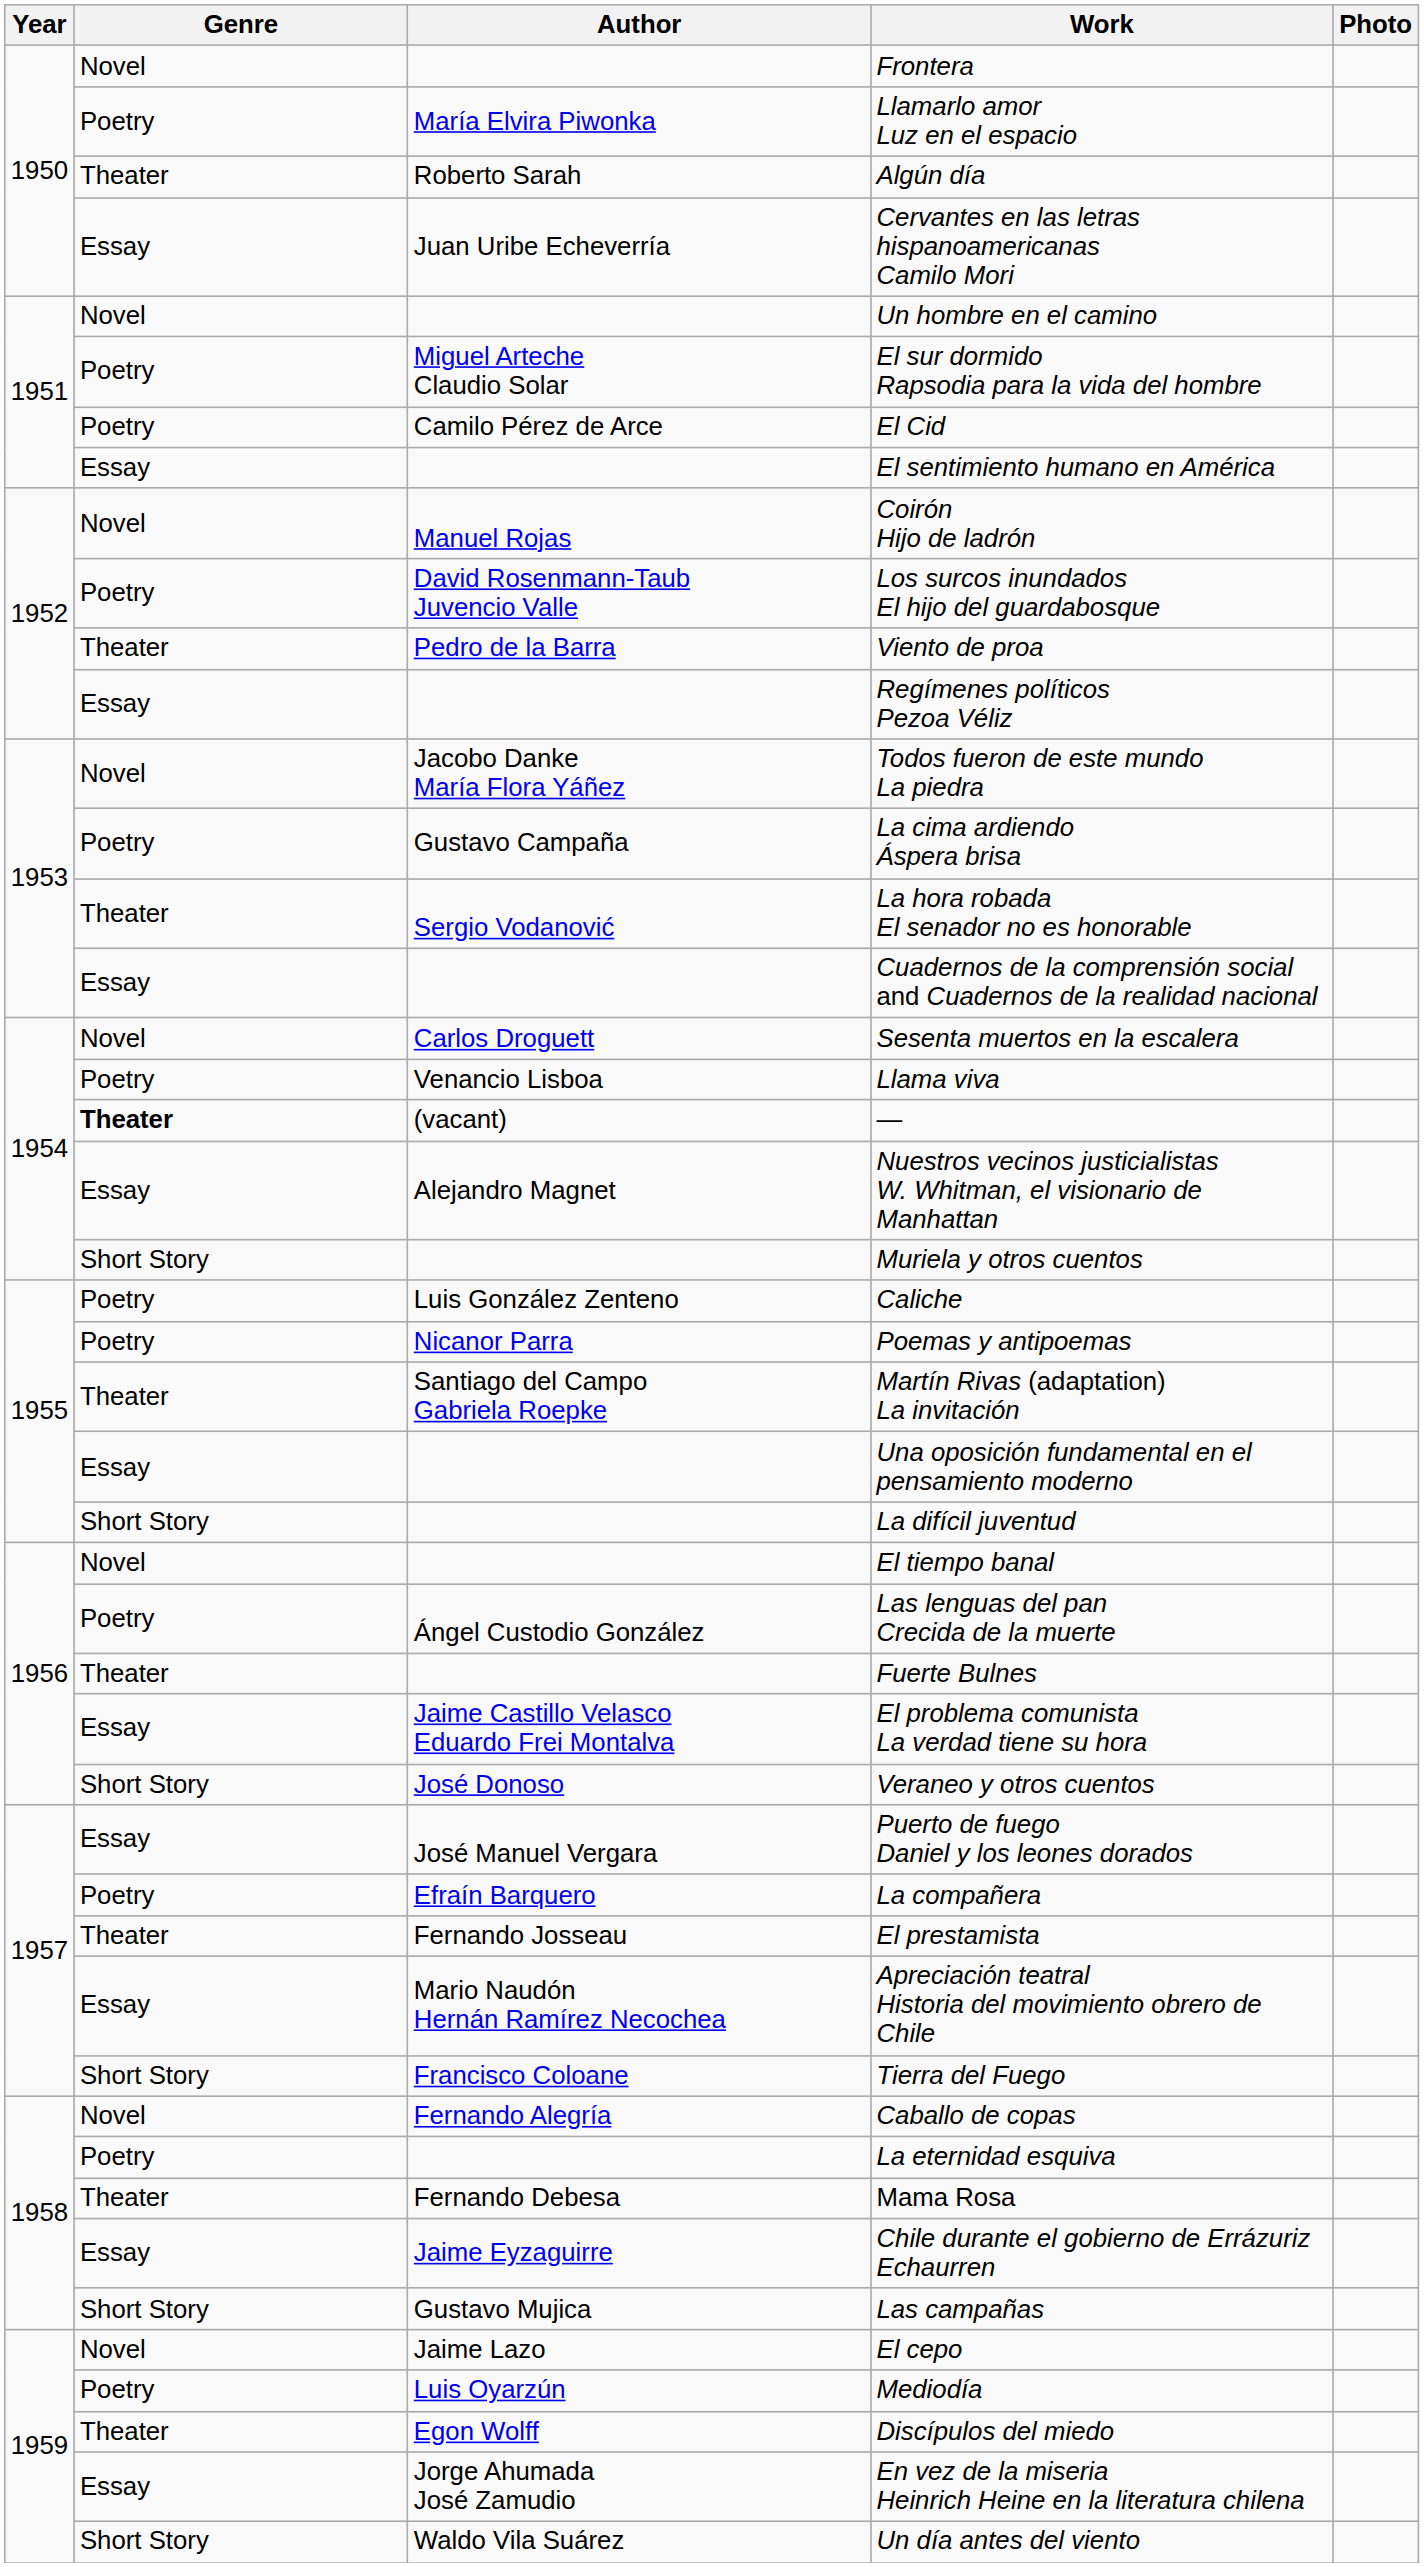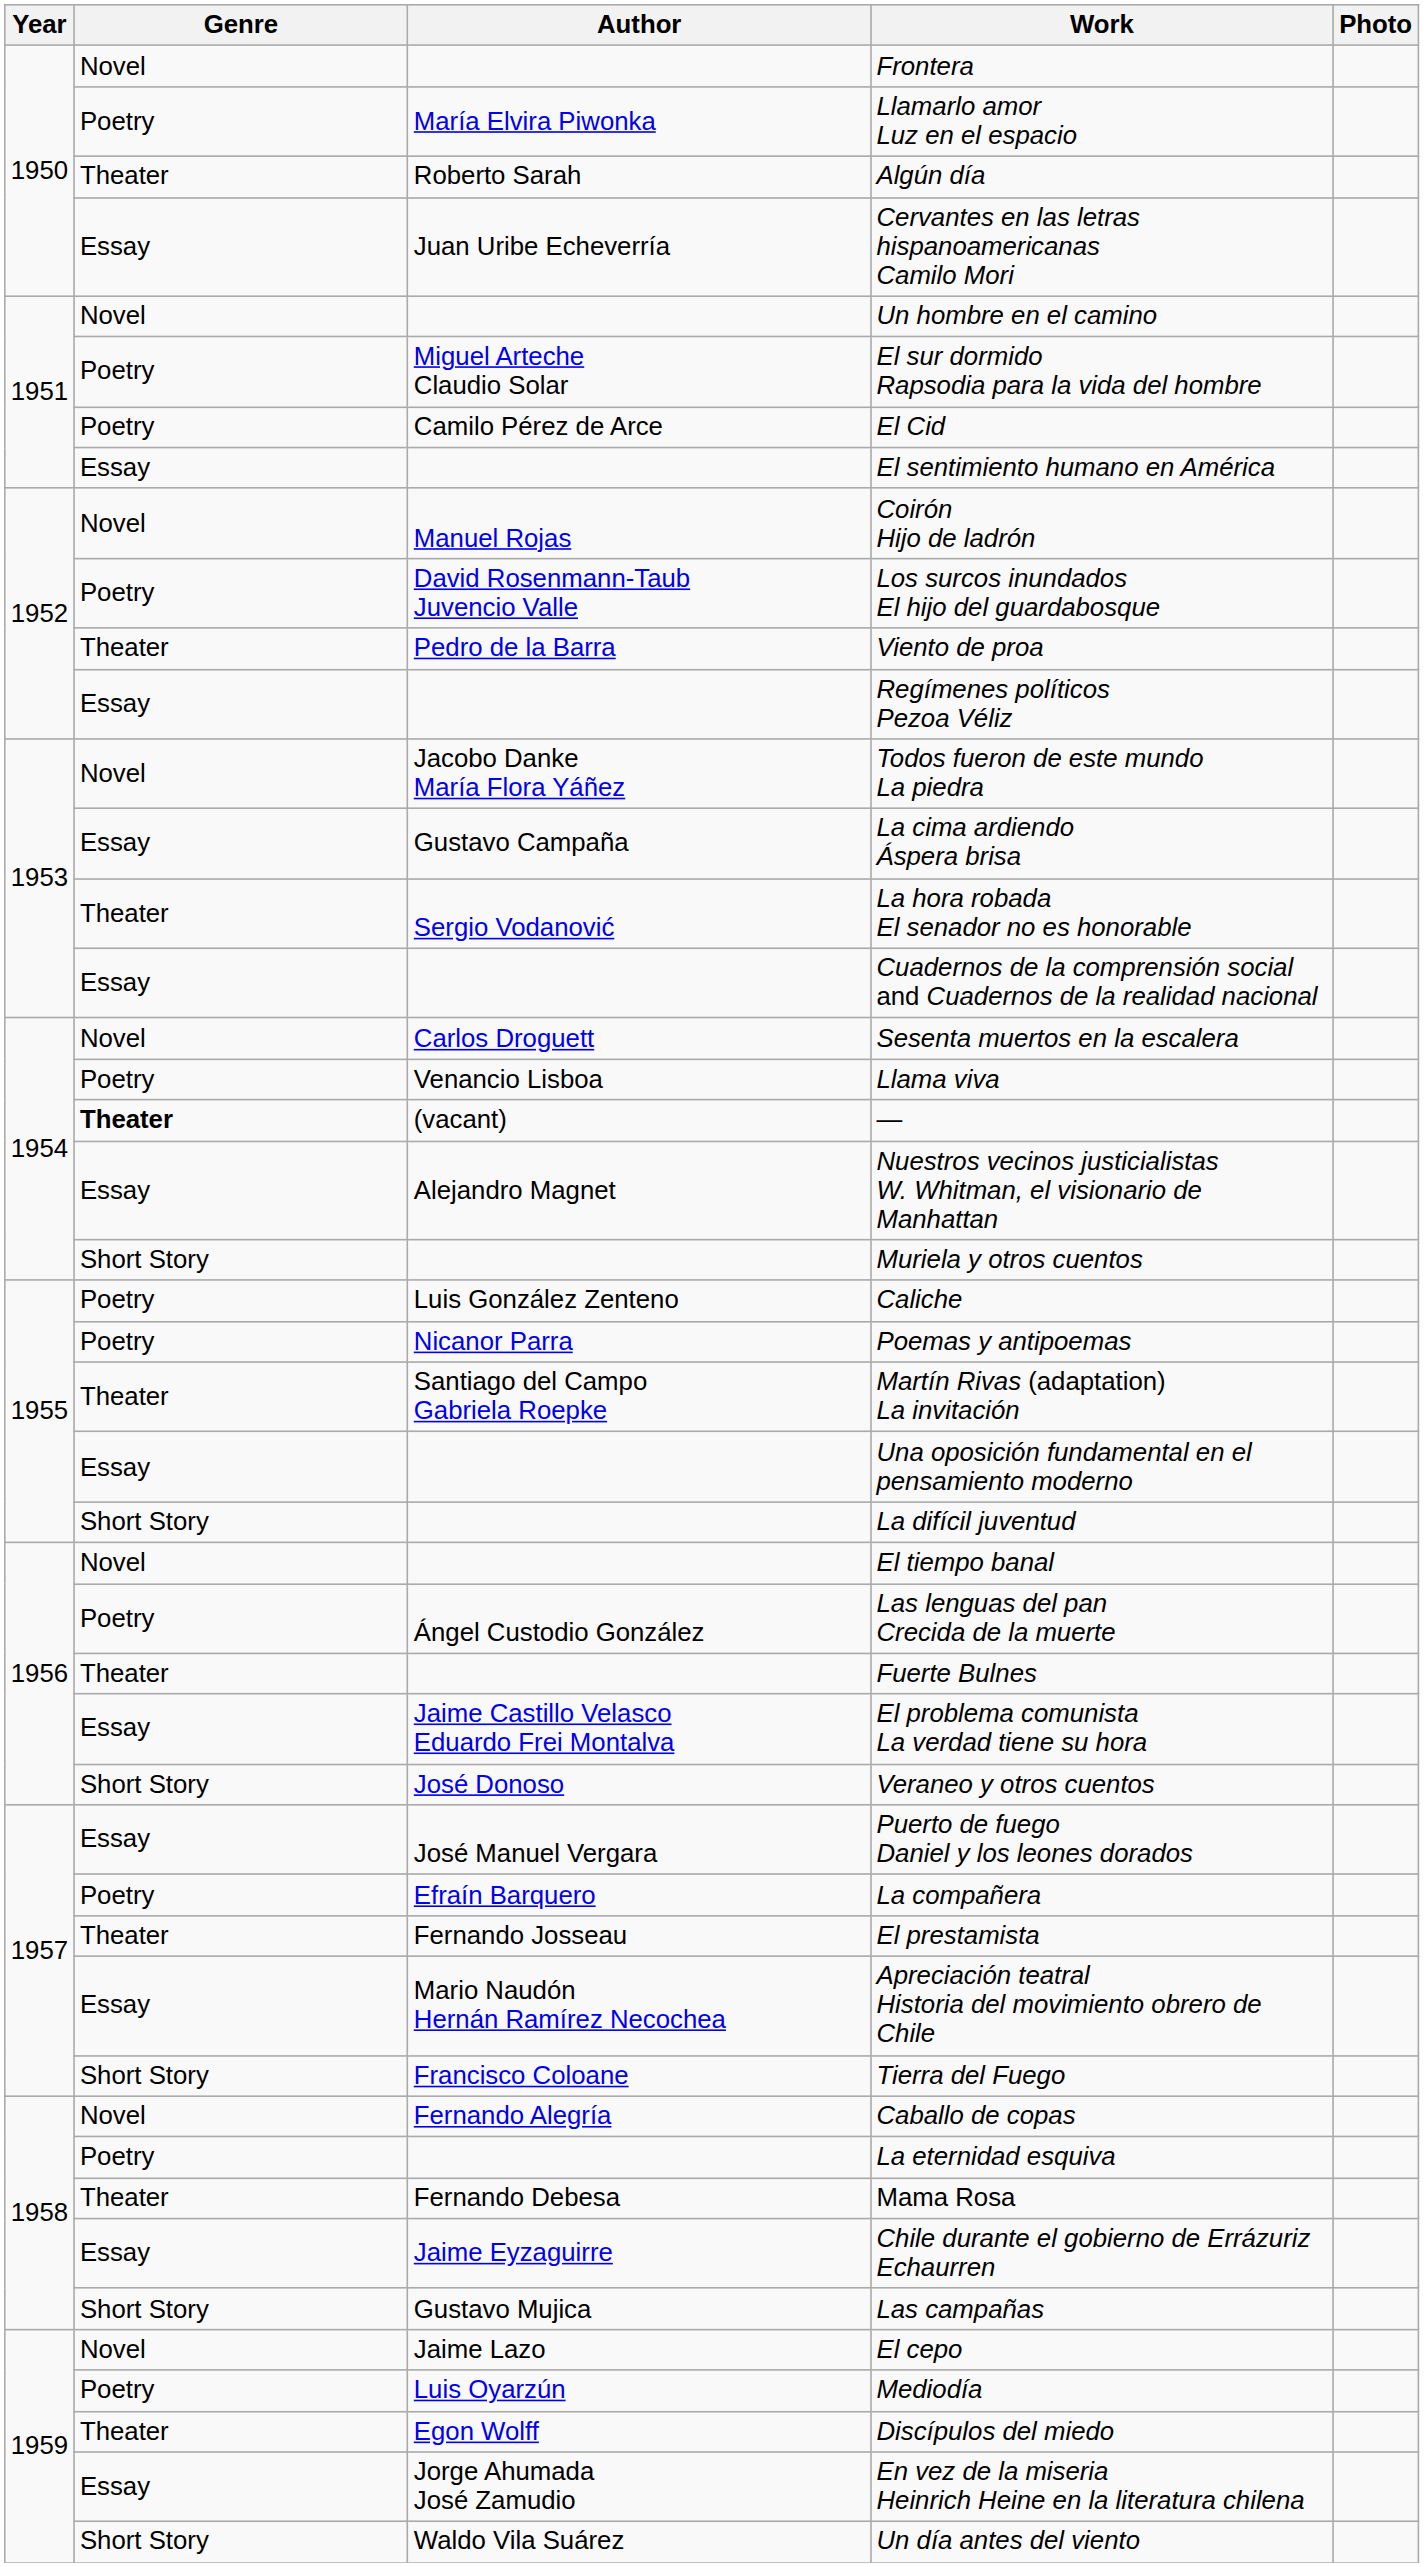(117, 843) Poetry -> (115, 843) Essay
